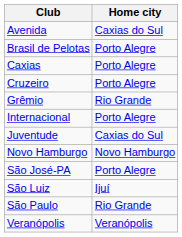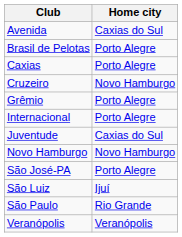(125, 83) Porto Alegre -> (135, 83) Novo Hamburgo
(123, 100) Rio Grande -> (125, 100) Porto Alegre
